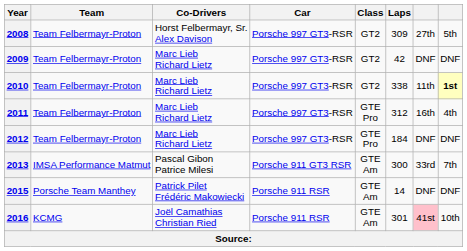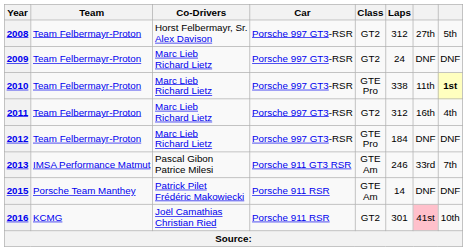(399, 33) 309 -> (399, 33) 312
(399, 60) 42 -> (399, 60) 24
(370, 86) GT2 -> (370, 86) GTE Pro
(370, 112) GTE Pro -> (370, 112) GT2
(399, 165) 300 -> (399, 165) 246
(370, 218) GTE Am -> (370, 218) GT2
